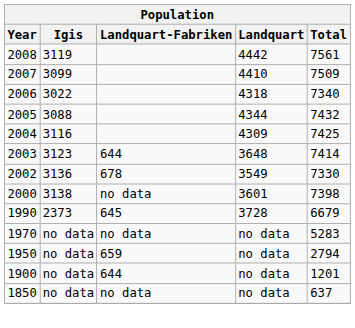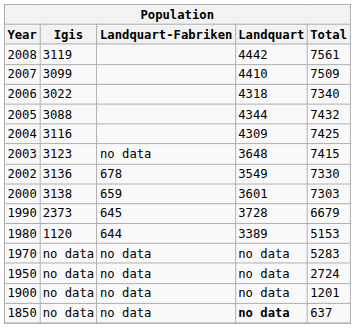(111, 154) 644 -> (126, 154) no data
(325, 154) 7414 -> (325, 154) 7415
(126, 194) no data -> (111, 194) 659
(325, 194) 7398 -> (325, 194) 7303
+ row: (22, 234)
(111, 253) 659 -> (126, 273) no data
(325, 253) 2794 -> (325, 273) 2724
(111, 273) 644 -> (126, 293) no data
(264, 293) normal -> (264, 313) bold
